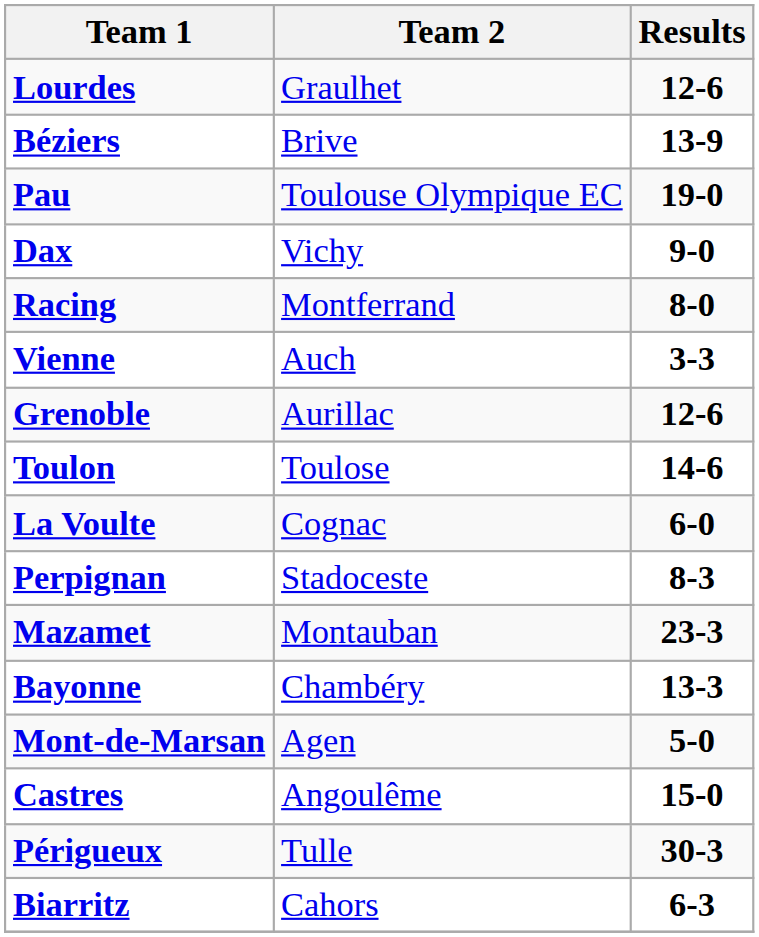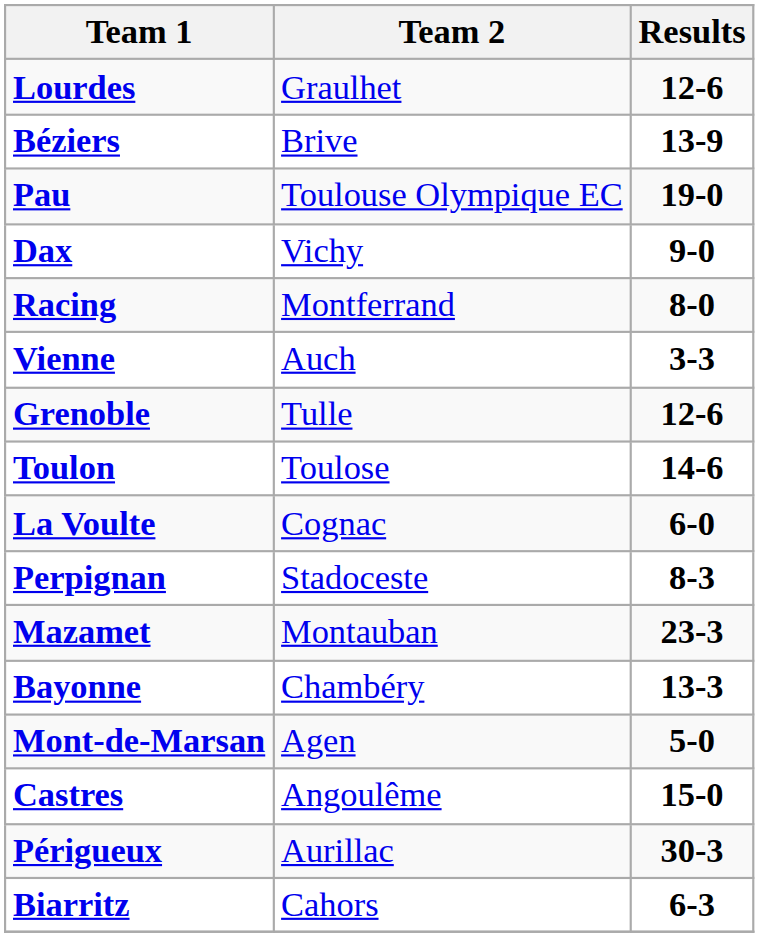(337, 413) Aurillac -> (317, 413) Tulle
(317, 850) Tulle -> (337, 850) Aurillac
